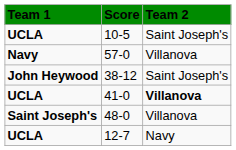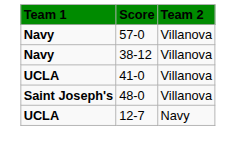- row: (117, 35)
(53, 75) John Heywood -> (39, 55) Navy
(187, 75) Saint Joseph's -> (186, 55) Villanova
(174, 95) bold -> (186, 75) normal
